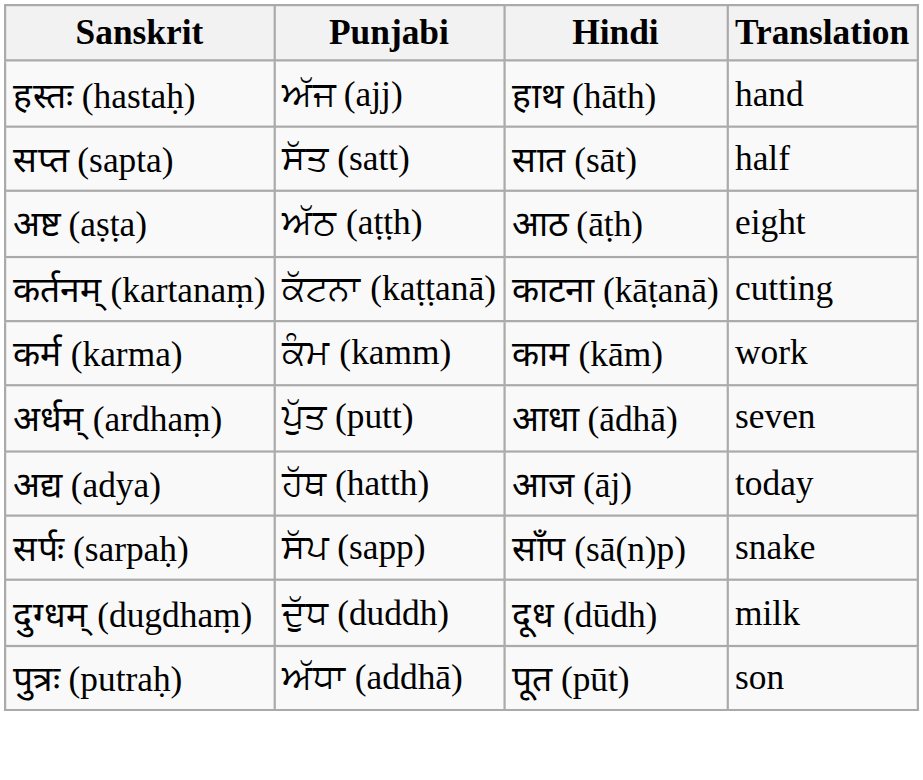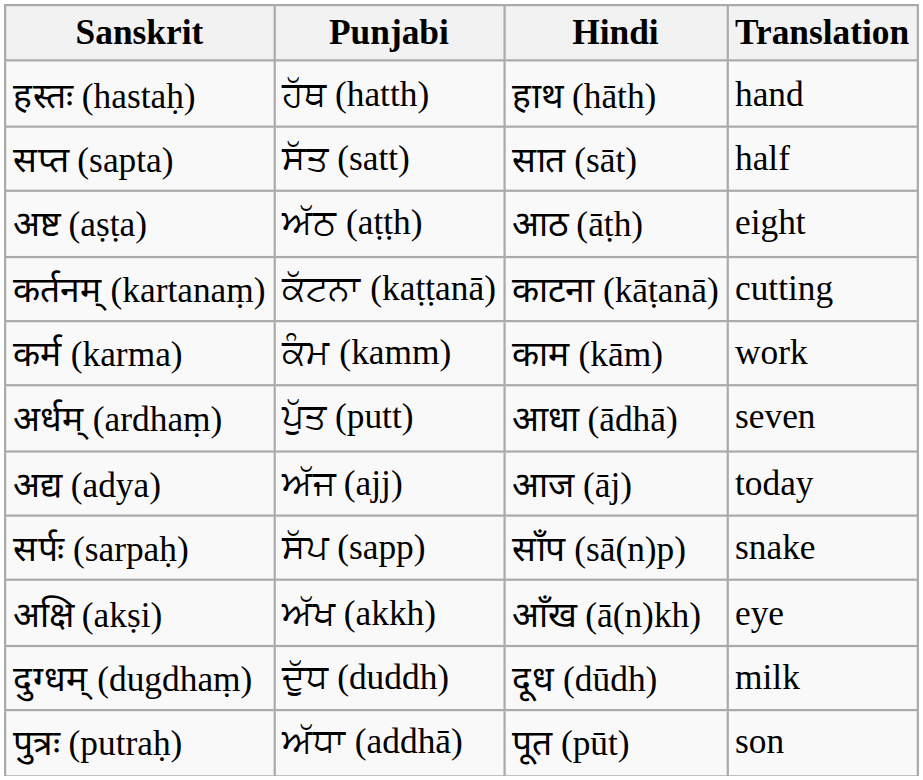(342, 93) ਅੱਜ (ajj) -> (356, 93) ਹੱਥ (hatth)
(356, 482) ਹੱਥ (hatth) -> (342, 482) ਅੱਜ (ajj)
+ row: (88, 614)
